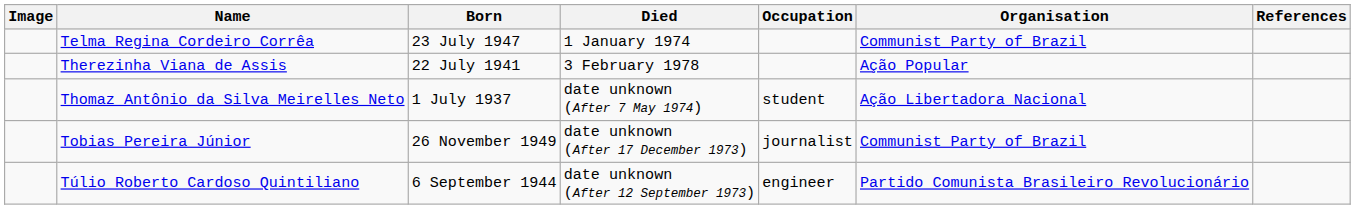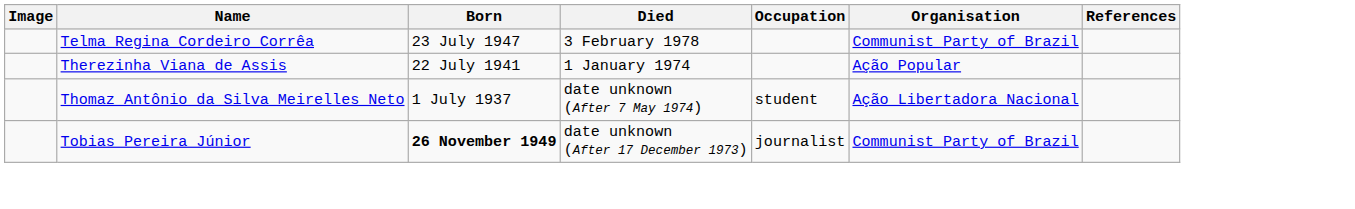(627, 41) 1 January 1974 -> (632, 41) 3 February 1978
(632, 66) 3 February 1978 -> (627, 66) 1 January 1974
(484, 141) normal -> (484, 141) bold
- row: (210, 183)
